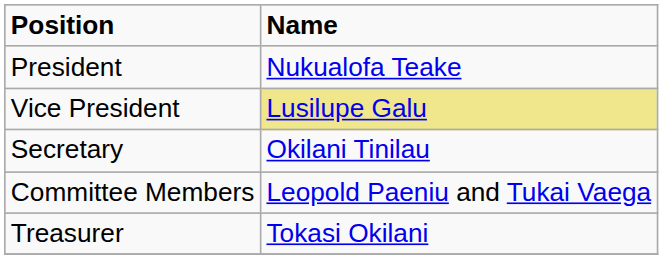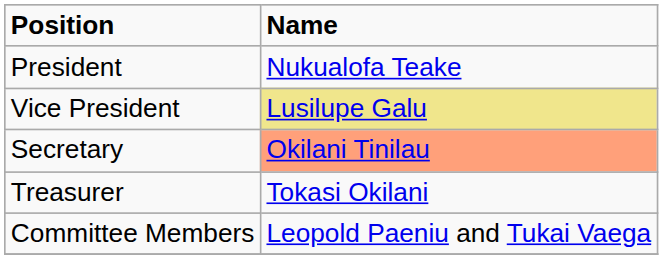(348, 150) no background -> (348, 150) lightsalmon background
rows swapped: (67, 233) <-> (133, 191)
